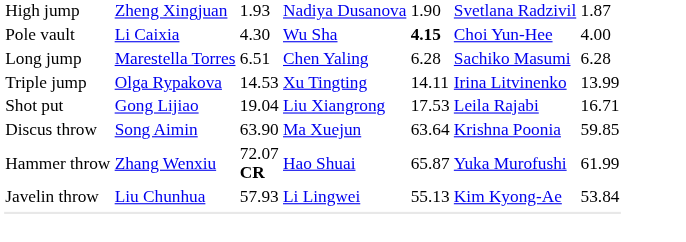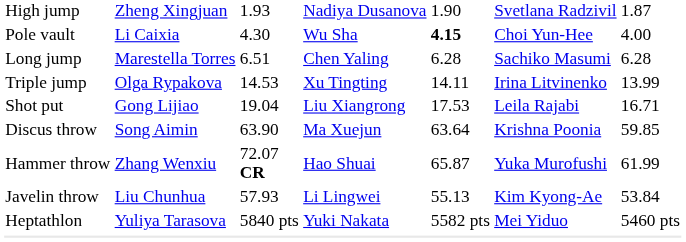+ row: (44, 220)
